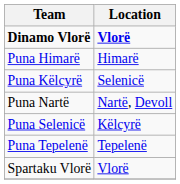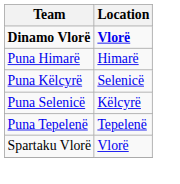- row: (38, 102)
